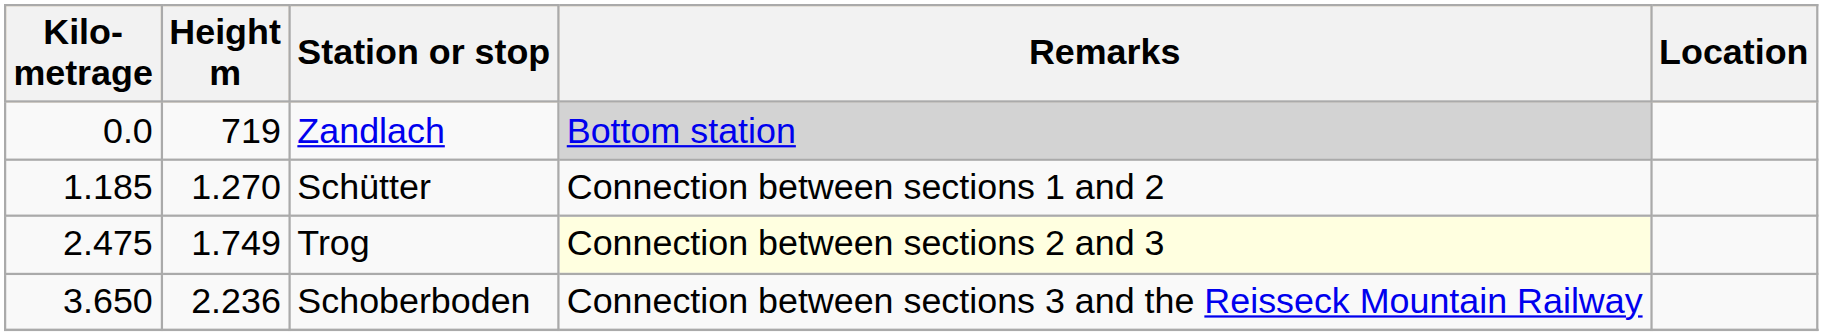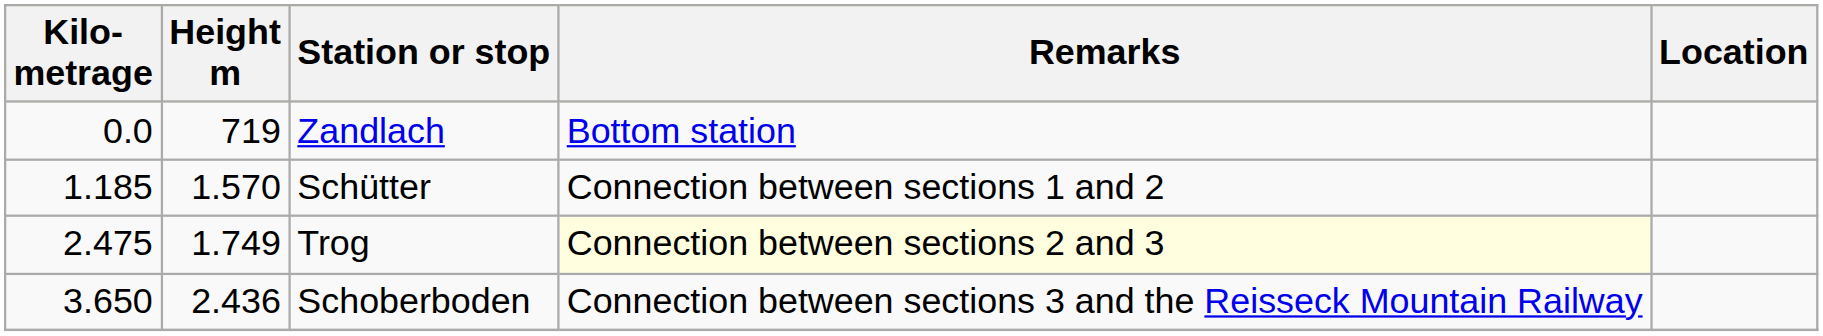(681, 130) lightgrey background -> (681, 130) no background
(236, 186) 1.270 -> (236, 186) 1.570
(236, 300) 2.236 -> (236, 300) 2.436
